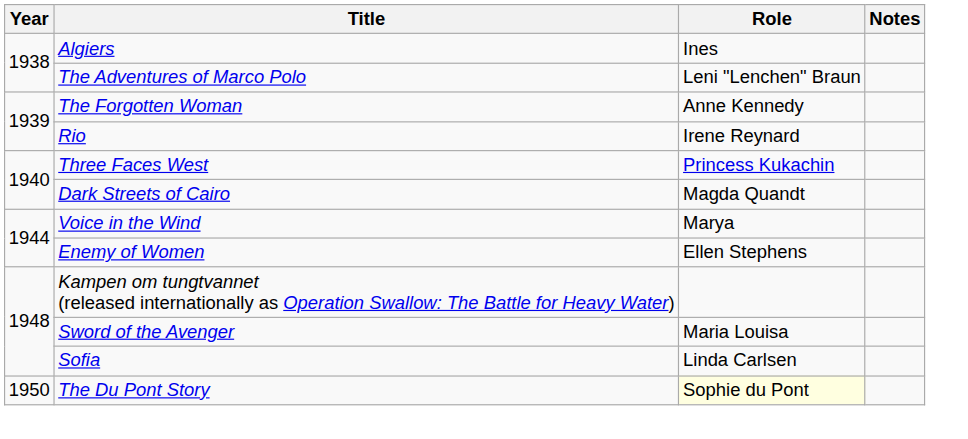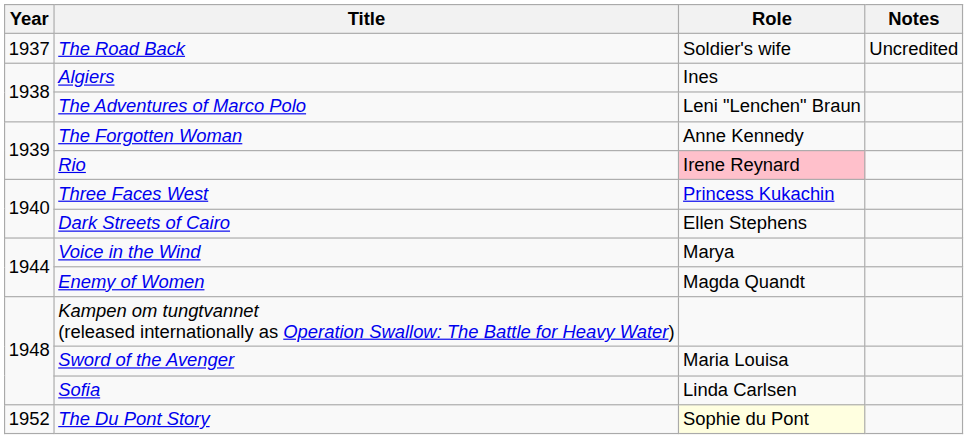+ row: (122, 48)
(741, 135) no background -> (741, 164) pink background
(744, 194) Magda Quandt -> (745, 223) Ellen Stephens
(745, 252) Ellen Stephens -> (744, 281) Magda Quandt
(29, 389) 1950 -> (29, 419) 1952
